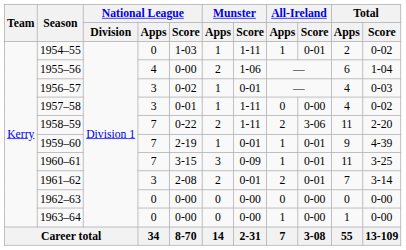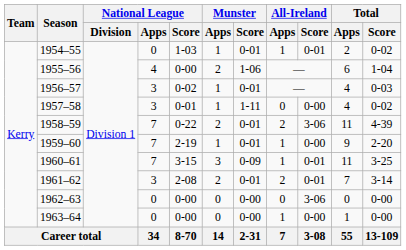(250, 50) 1-11 -> (250, 50) 0-01
(250, 124) 1-11 -> (250, 124) 0-01
(382, 124) 2-20 -> (382, 124) 4-39
(315, 143) 0-01 -> (315, 143) 0-00
(382, 143) 4-39 -> (382, 143) 2-20
(315, 198) 0-00 -> (315, 198) 3-06
